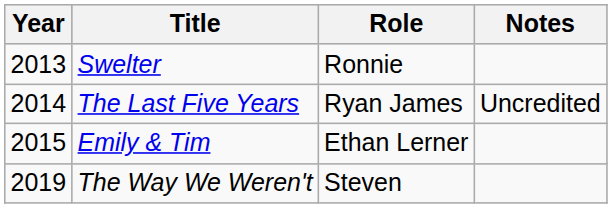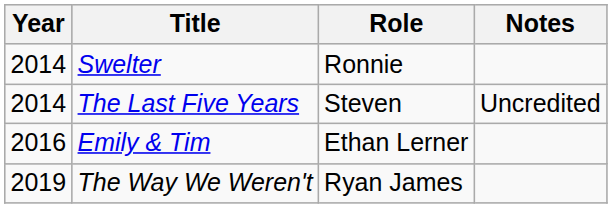(38, 63) 2013 -> (38, 63) 2014
(393, 103) Ryan James -> (363, 103) Steven
(38, 143) 2015 -> (38, 143) 2016
(363, 182) Steven -> (393, 182) Ryan James
